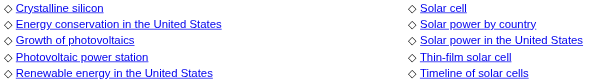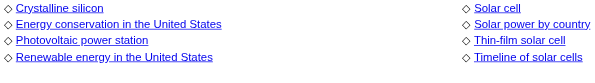- row: (69, 41)
